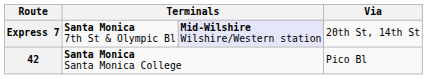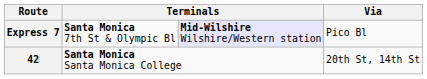(373, 34) 20th St, 14th St -> (347, 34) Pico Bl
(347, 61) Pico Bl -> (373, 61) 20th St, 14th St
